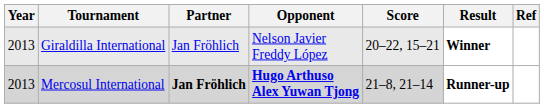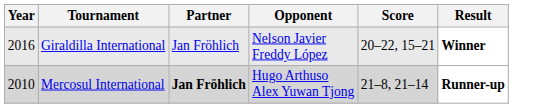- column: (526, 16)
(21, 46) 2013 -> (21, 46) 2016
(21, 84) 2013 -> (21, 84) 2010
(306, 84) bold -> (303, 84) normal
